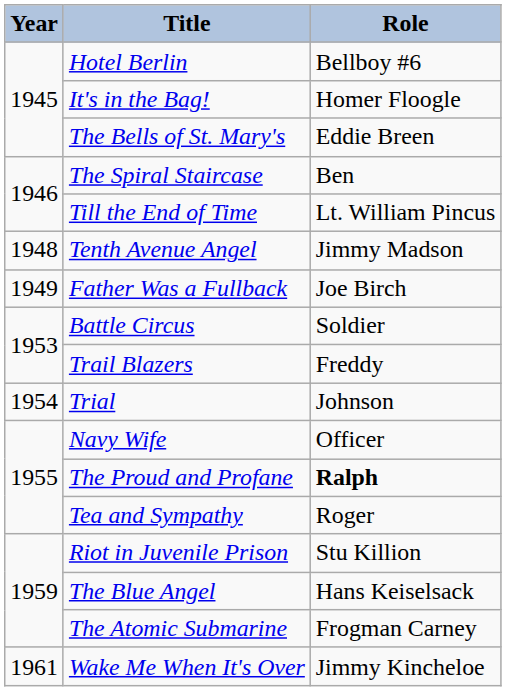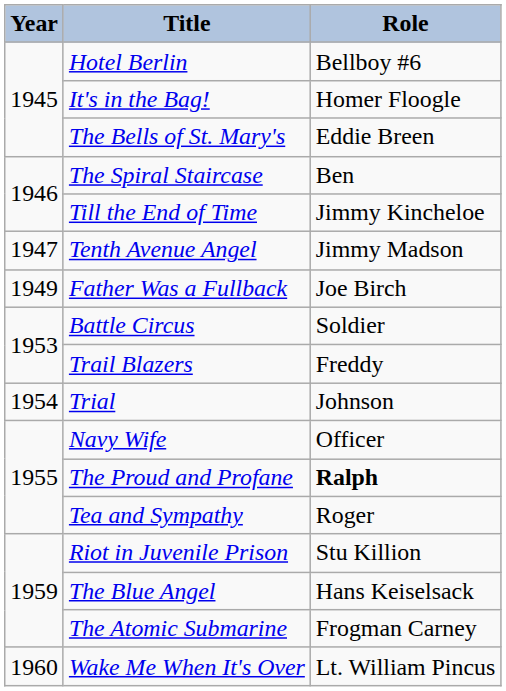(405, 212) Lt. William Pincus -> (400, 212) Jimmy Kincheloe
(34, 250) 1948 -> (34, 250) 1947
(34, 666) 1961 -> (34, 666) 1960
(400, 666) Jimmy Kincheloe -> (405, 666) Lt. William Pincus
